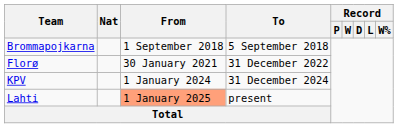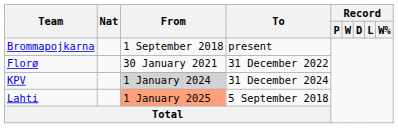(278, 47) 5 September 2018 -> (250, 47) present
(167, 81) no background -> (167, 81) lightgrey background
(250, 98) present -> (278, 98) 5 September 2018
